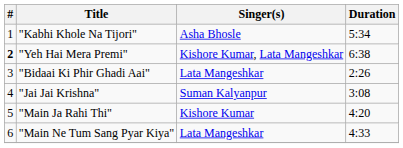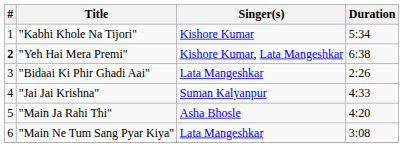(210, 34) Asha Bhosle -> (217, 34) Kishore Kumar
(359, 93) 3:08 -> (359, 93) 4:33
(217, 113) Kishore Kumar -> (210, 113) Asha Bhosle
(359, 133) 4:33 -> (359, 133) 3:08
